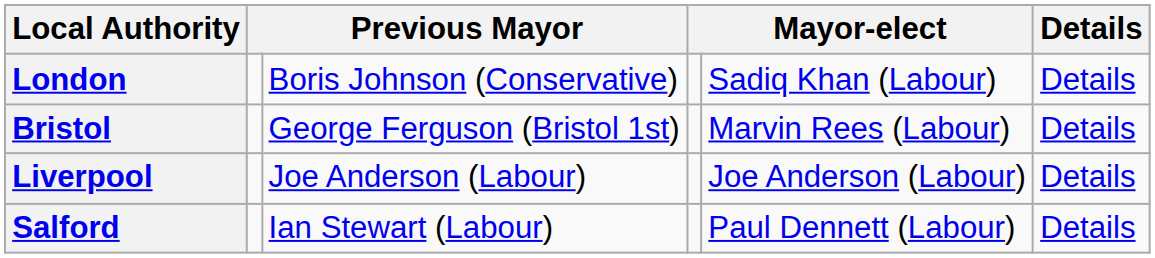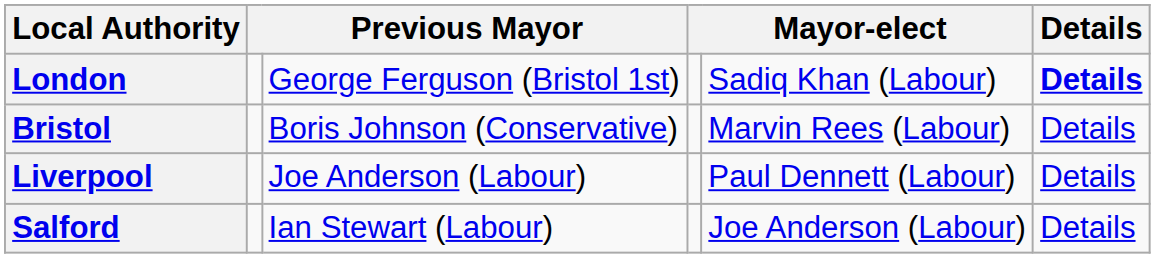(473, 78) Boris Johnson (Conservative) -> (474, 78) George Ferguson (Bristol 1st)
(1088, 78) normal -> (1091, 78) bold
(474, 128) George Ferguson (Bristol 1st) -> (473, 128) Boris Johnson (Conservative)
(867, 177) Joe Anderson (Labour) -> (862, 177) Paul Dennett (Labour)
(862, 227) Paul Dennett (Labour) -> (867, 227) Joe Anderson (Labour)
